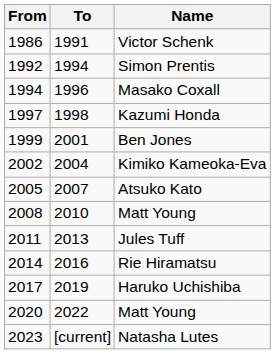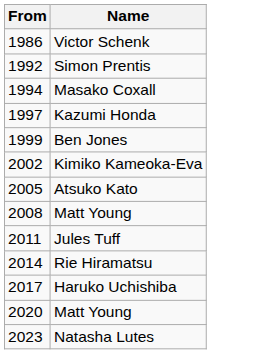- column: (82, 16)
